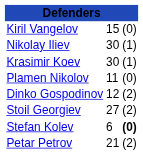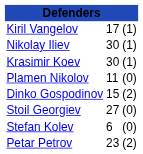(113, 29) 15 -> (113, 29) 17
(129, 29) (0) -> (129, 29) (1)
(113, 94) 12 -> (113, 94) 15
(129, 110) (2) -> (129, 110) (0)
(129, 127) bold -> (129, 127) normal
(113, 143) 21 -> (113, 143) 23
